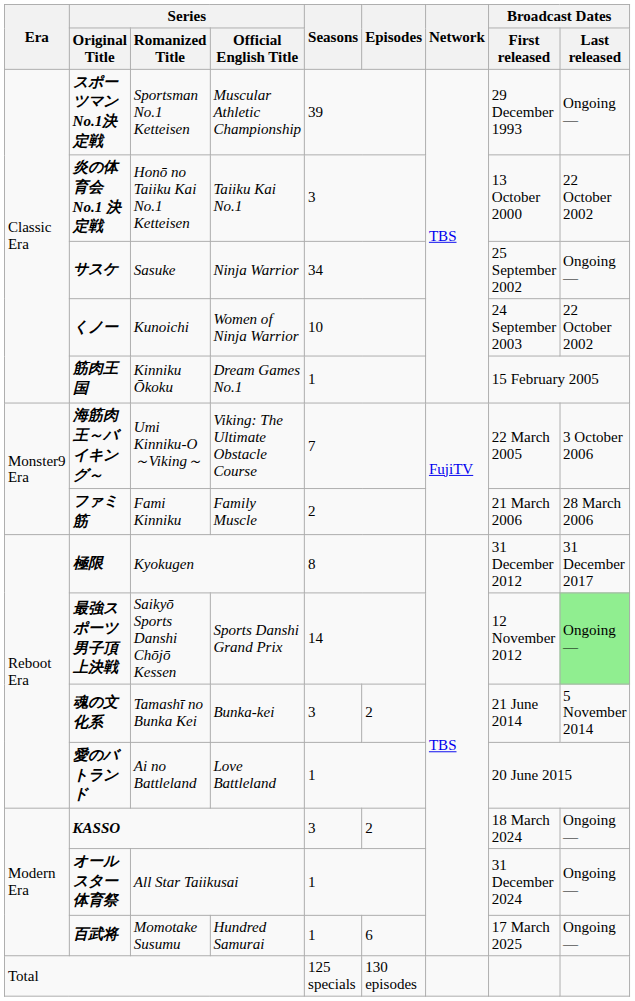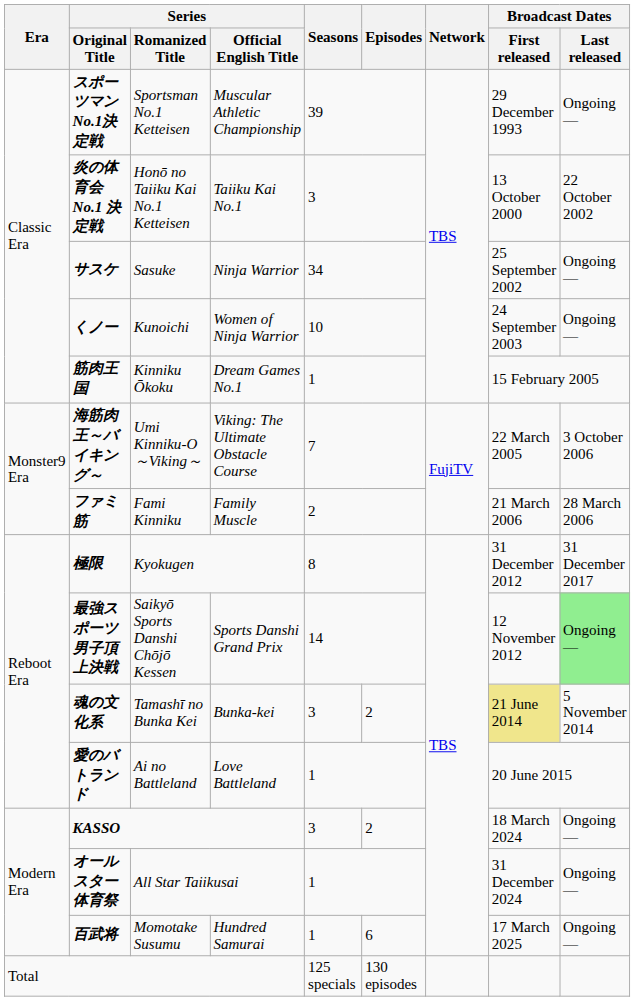(587, 327) 22 October 2002 -> (589, 327) Ongoing —
(515, 713) no background -> (515, 713) khaki background
